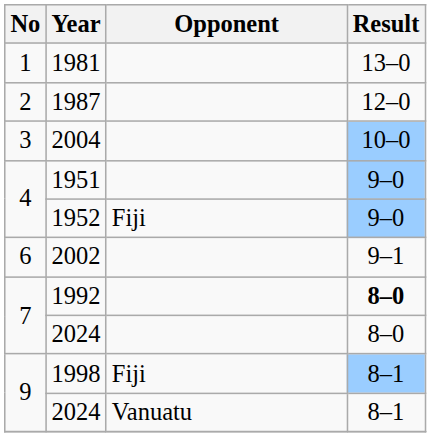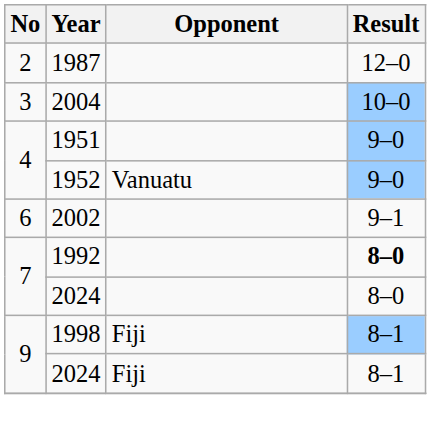- row: (25, 62)
(129, 218) Fiji -> (152, 179) Vanuatu
(152, 412) Vanuatu -> (129, 373) Fiji
